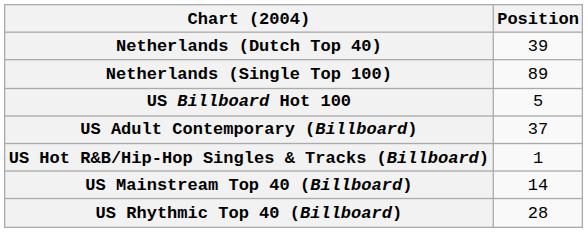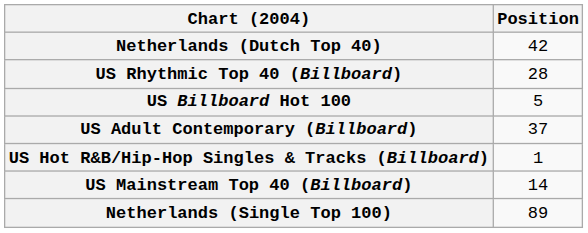(538, 46) 39 -> (538, 46) 42
rows swapped: (249, 74) <-> (249, 213)
